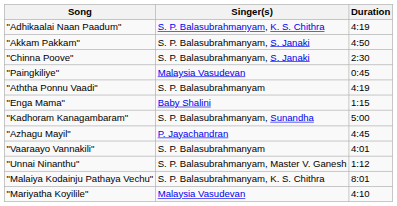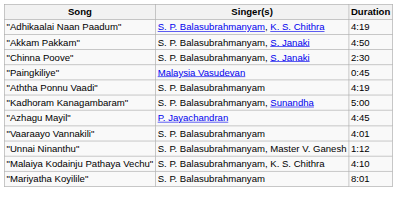- row: (36, 103)
(360, 179) 8:01 -> (360, 164) 4:10
(201, 194) Malaysia Vasudevan -> (211, 179) S. P. Balasubrahmanyam
(360, 194) 4:10 -> (360, 179) 8:01
